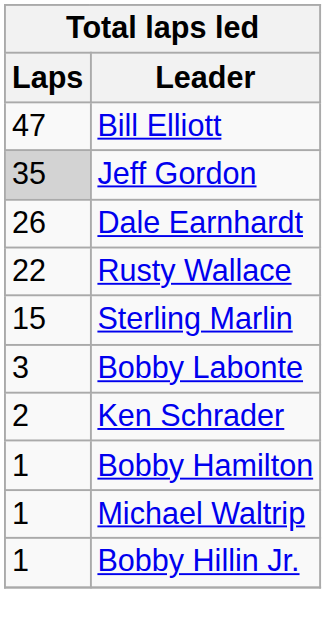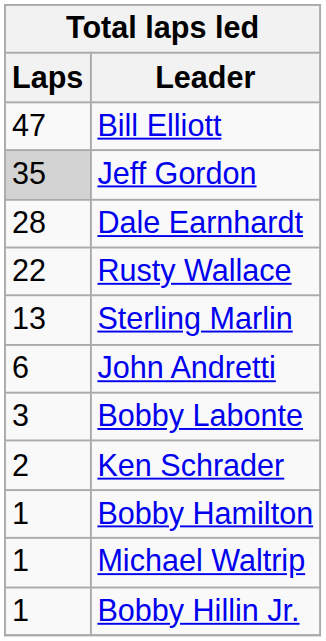(29, 222) 26 -> (29, 222) 28
(29, 319) 15 -> (29, 319) 13
+ row: (187, 367)
